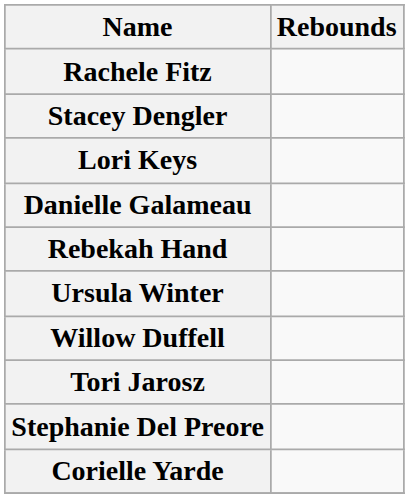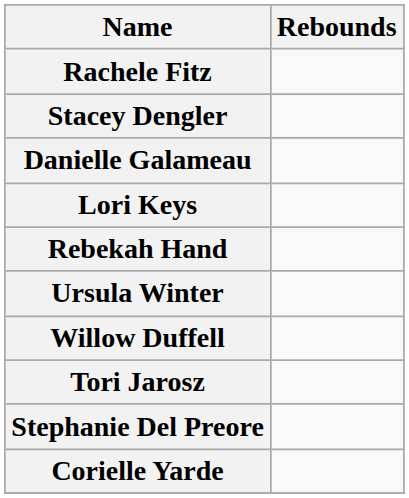rows swapped: (138, 159) <-> (138, 204)
